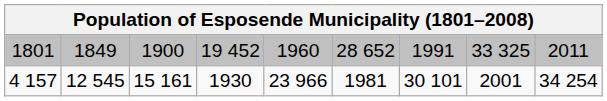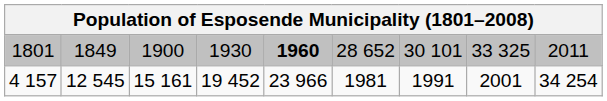(230, 50) 19 452 -> (230, 50) 1930
(298, 50) normal -> (298, 50) bold
(433, 50) 1991 -> (433, 50) 30 101
(230, 80) 1930 -> (230, 80) 19 452
(433, 80) 30 101 -> (433, 80) 1991
